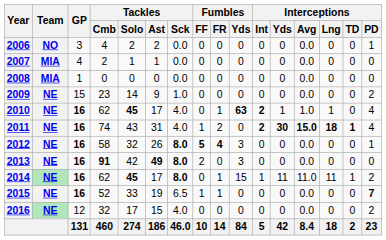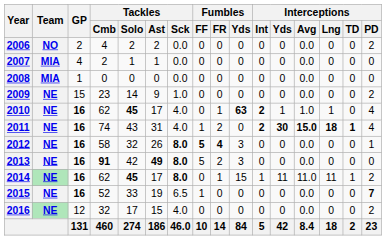(79, 45) 3 -> (79, 45) 2
(371, 45) 1 -> (371, 45) 2
(202, 161) 2 -> (202, 161) 5
(220, 161) 0 -> (220, 161) 2
(220, 194) 1 -> (220, 194) 0
